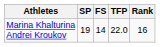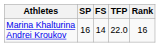(85, 30) 19 -> (85, 30) 16
